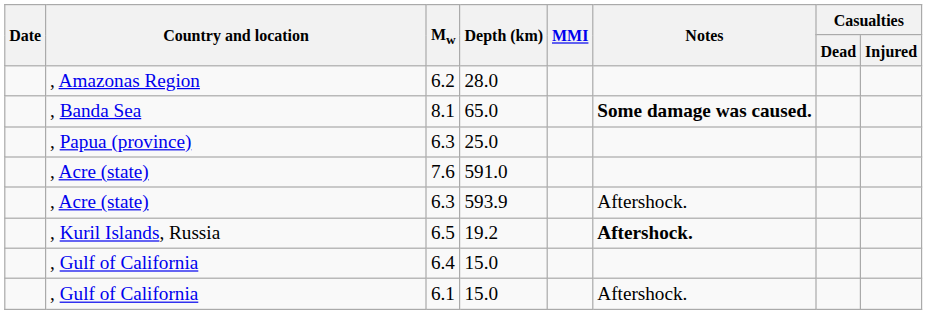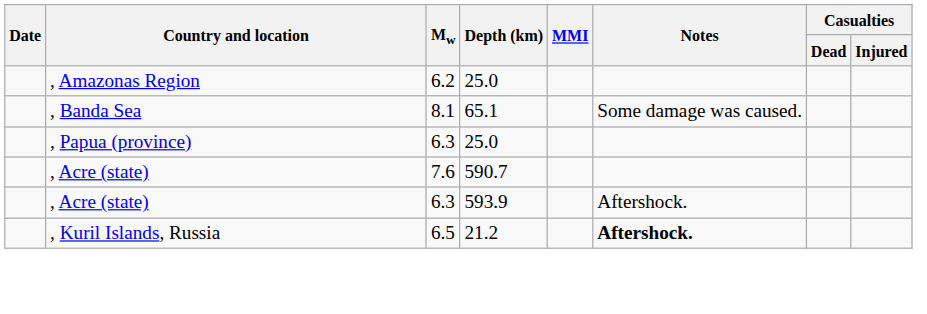(481, 80) 28.0 -> (481, 80) 25.0
(481, 111) 65.0 -> (481, 111) 65.1
(704, 111) bold -> (700, 111) normal
(486, 171) 591.0 -> (486, 171) 590.7
(481, 232) 19.2 -> (481, 232) 21.2
- row: (124, 263)
- row: (124, 293)
